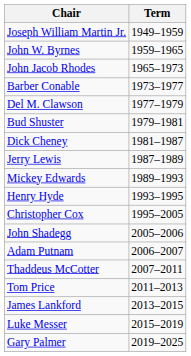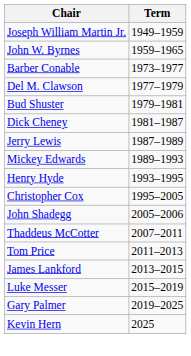- row: (51, 68)
- row: (40, 251)
+ row: (34, 324)
